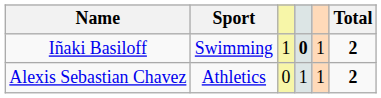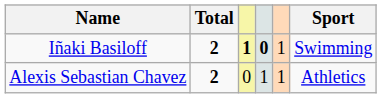columns swapped: (234, 19) <-> (353, 19)
(286, 48) normal -> (247, 48) bold
